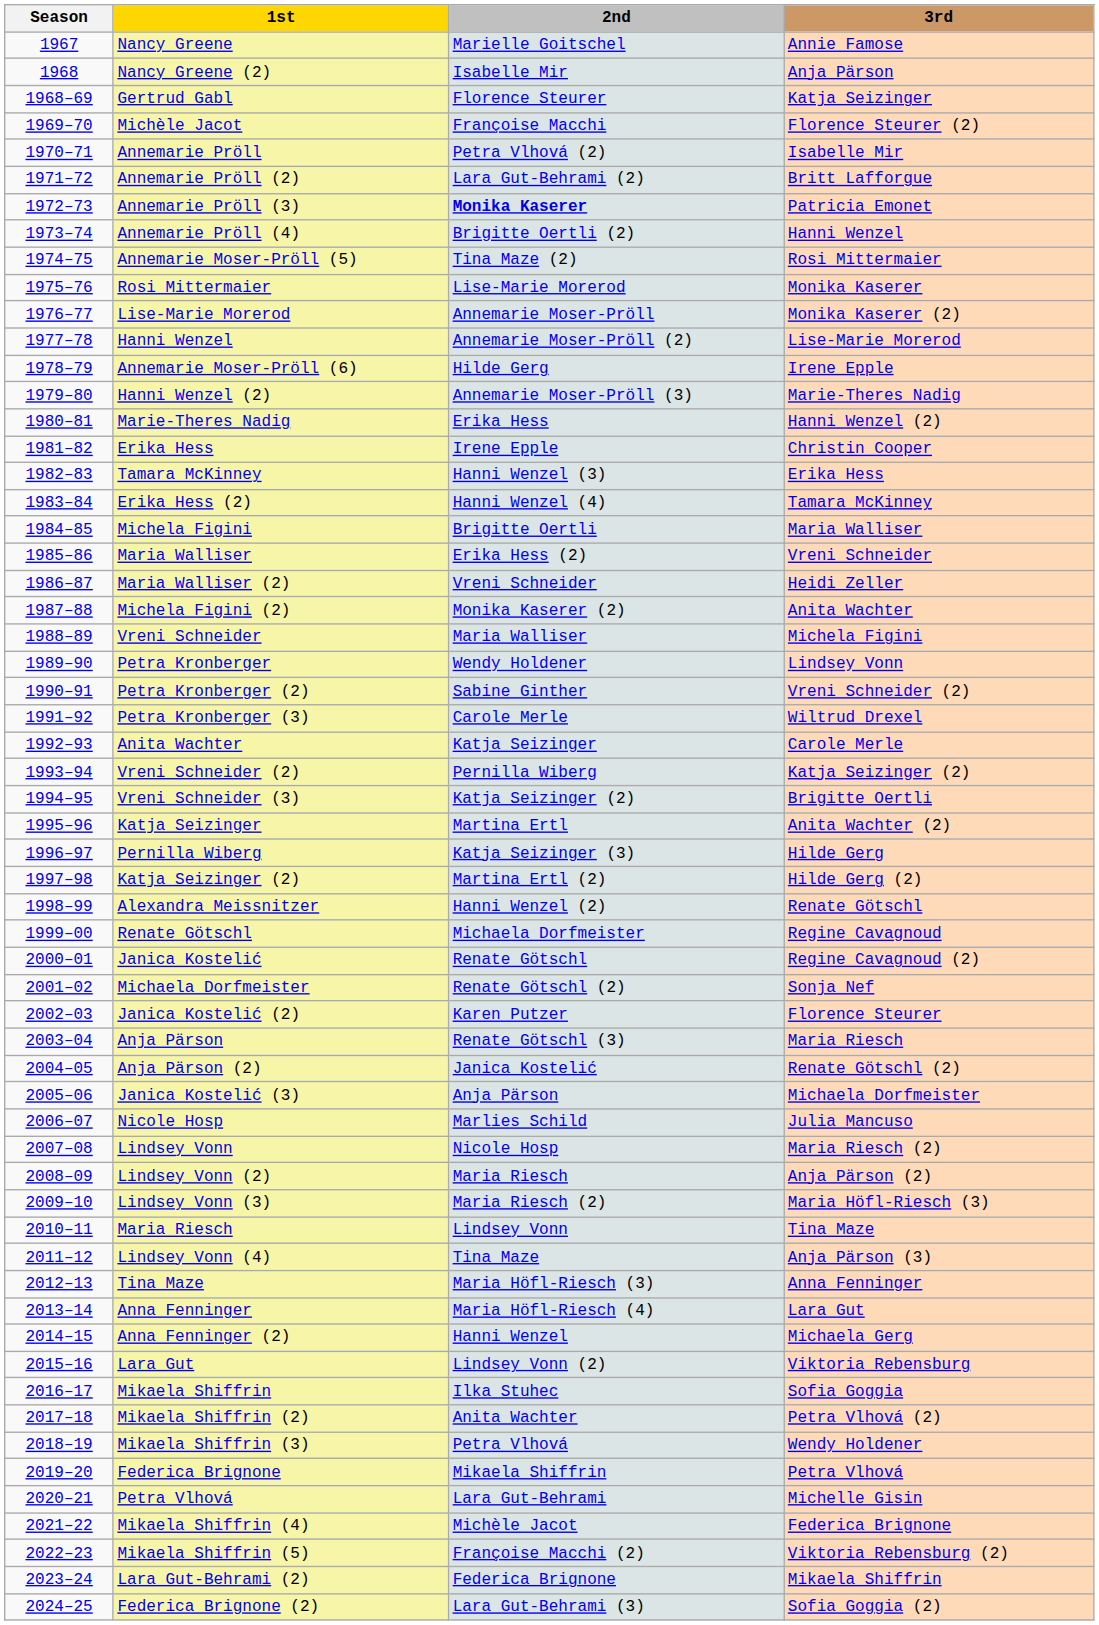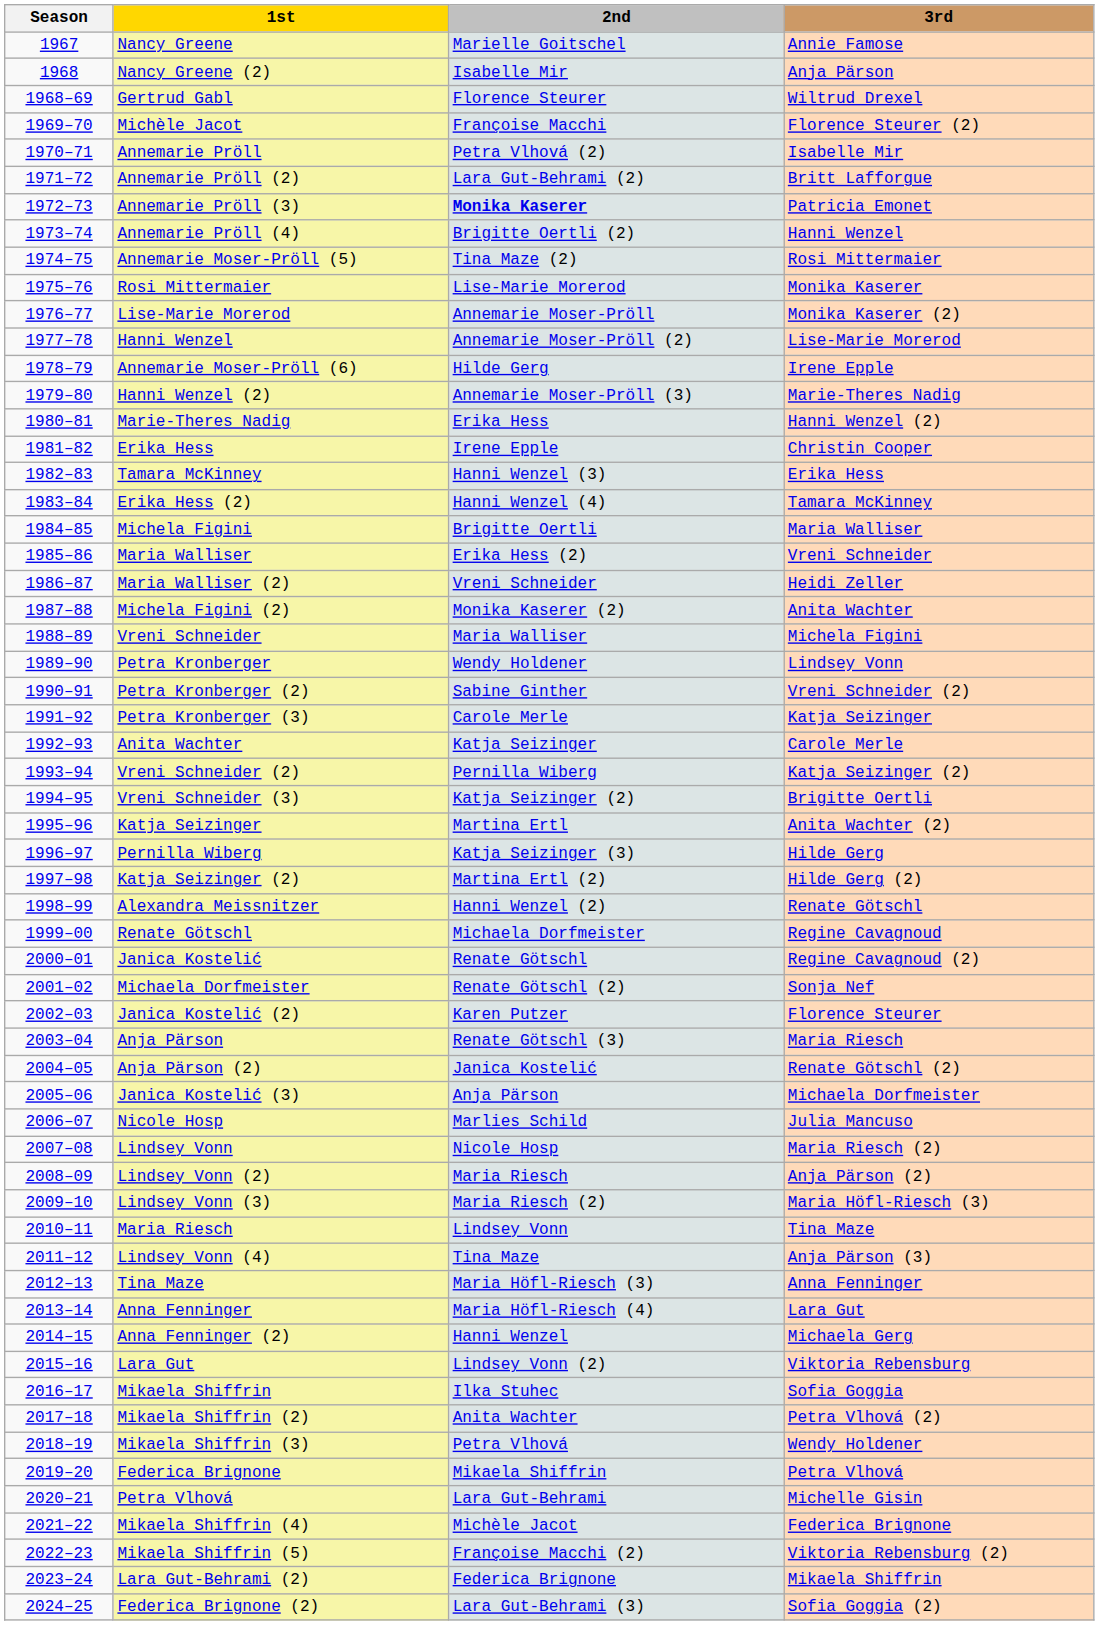(860, 99) Katja Seizinger -> (855, 99) Wiltrud Drexel
(855, 718) Wiltrud Drexel -> (860, 718) Katja Seizinger
